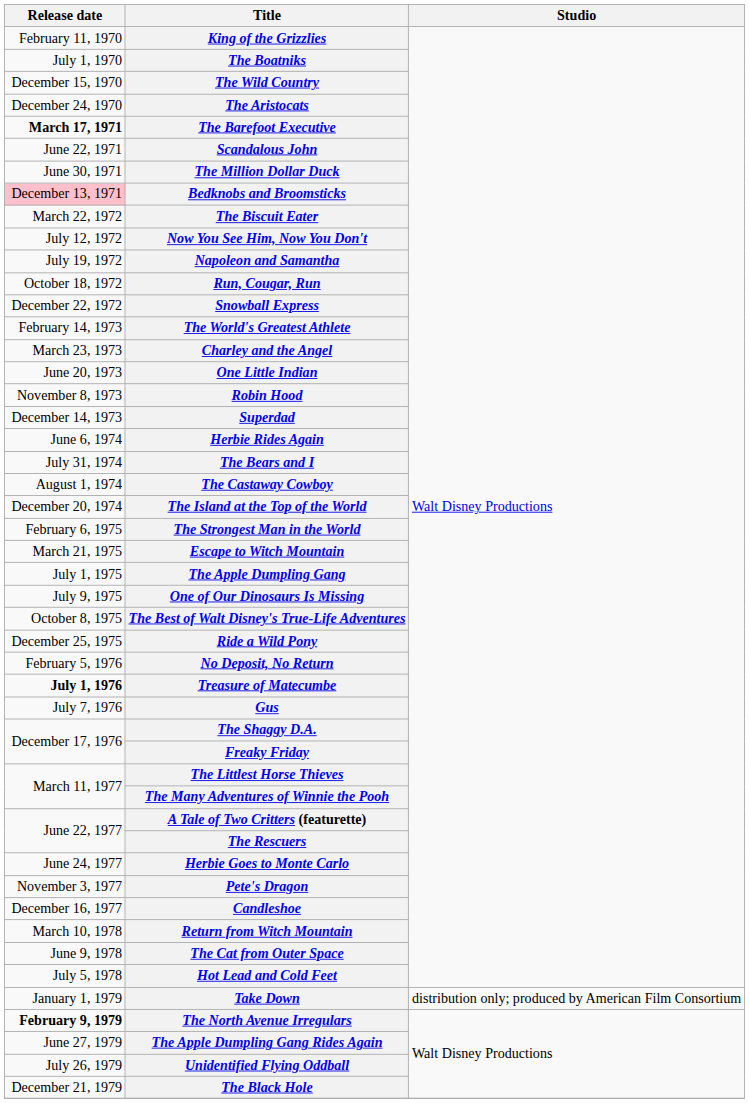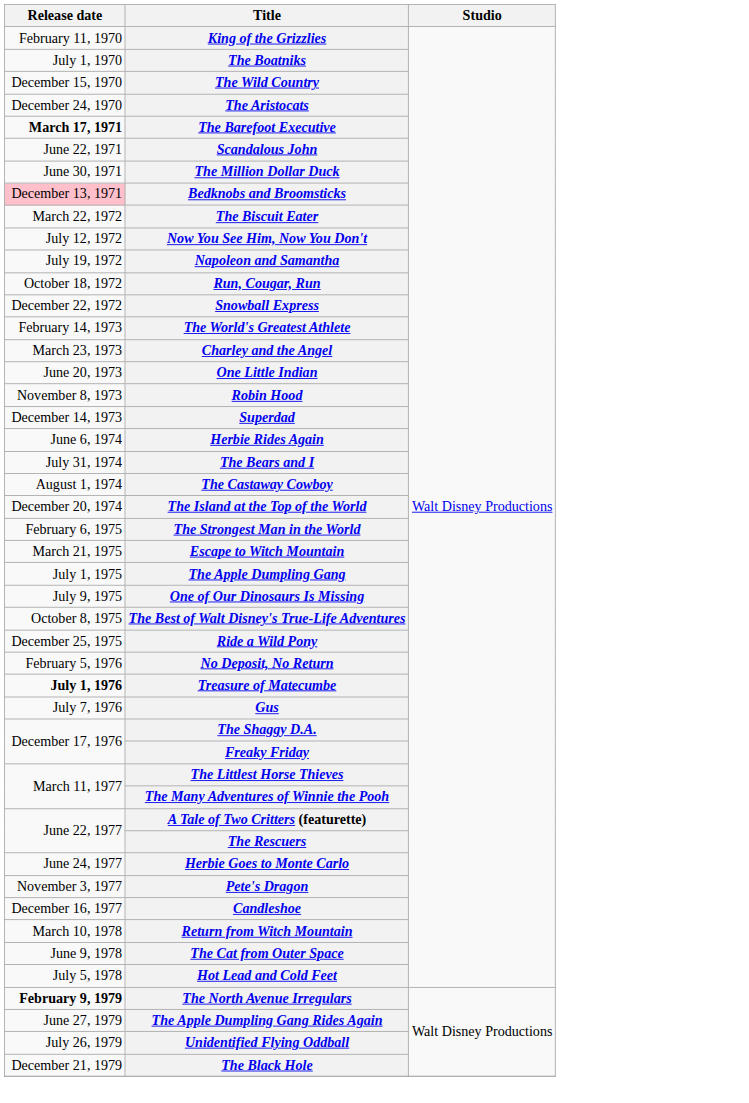- row: (267, 998)
